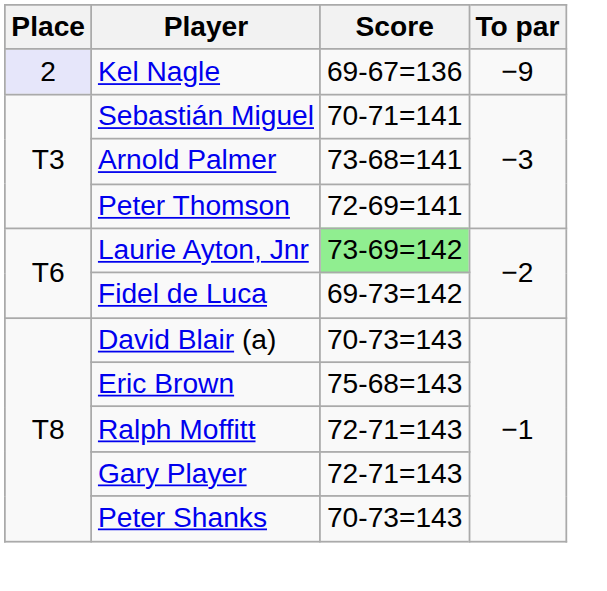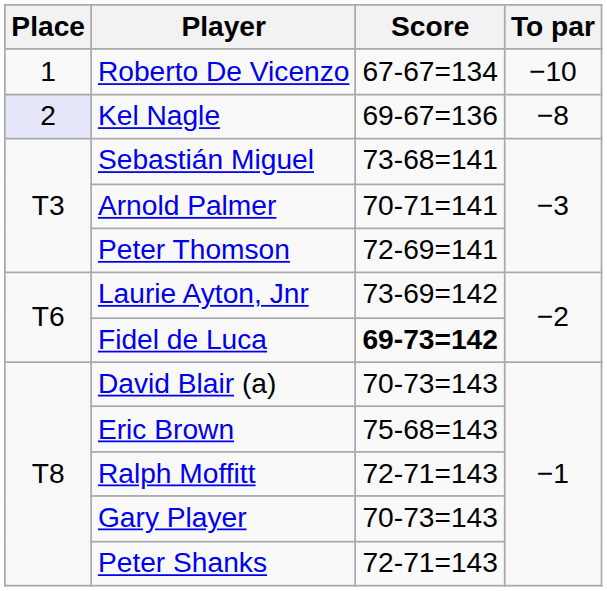+ row: (224, 71)
(517, 71) −9 -> (553, 116) −8
(395, 116) 70-71=141 -> (430, 160) 73-68=141
(395, 160) 73-68=141 -> (430, 205) 70-71=141
(395, 250) lightgreen background -> (430, 294) no background
(395, 294) normal -> (430, 339) bold
(395, 473) 72-71=143 -> (430, 518) 70-73=143
(395, 518) 70-73=143 -> (430, 562) 72-71=143
